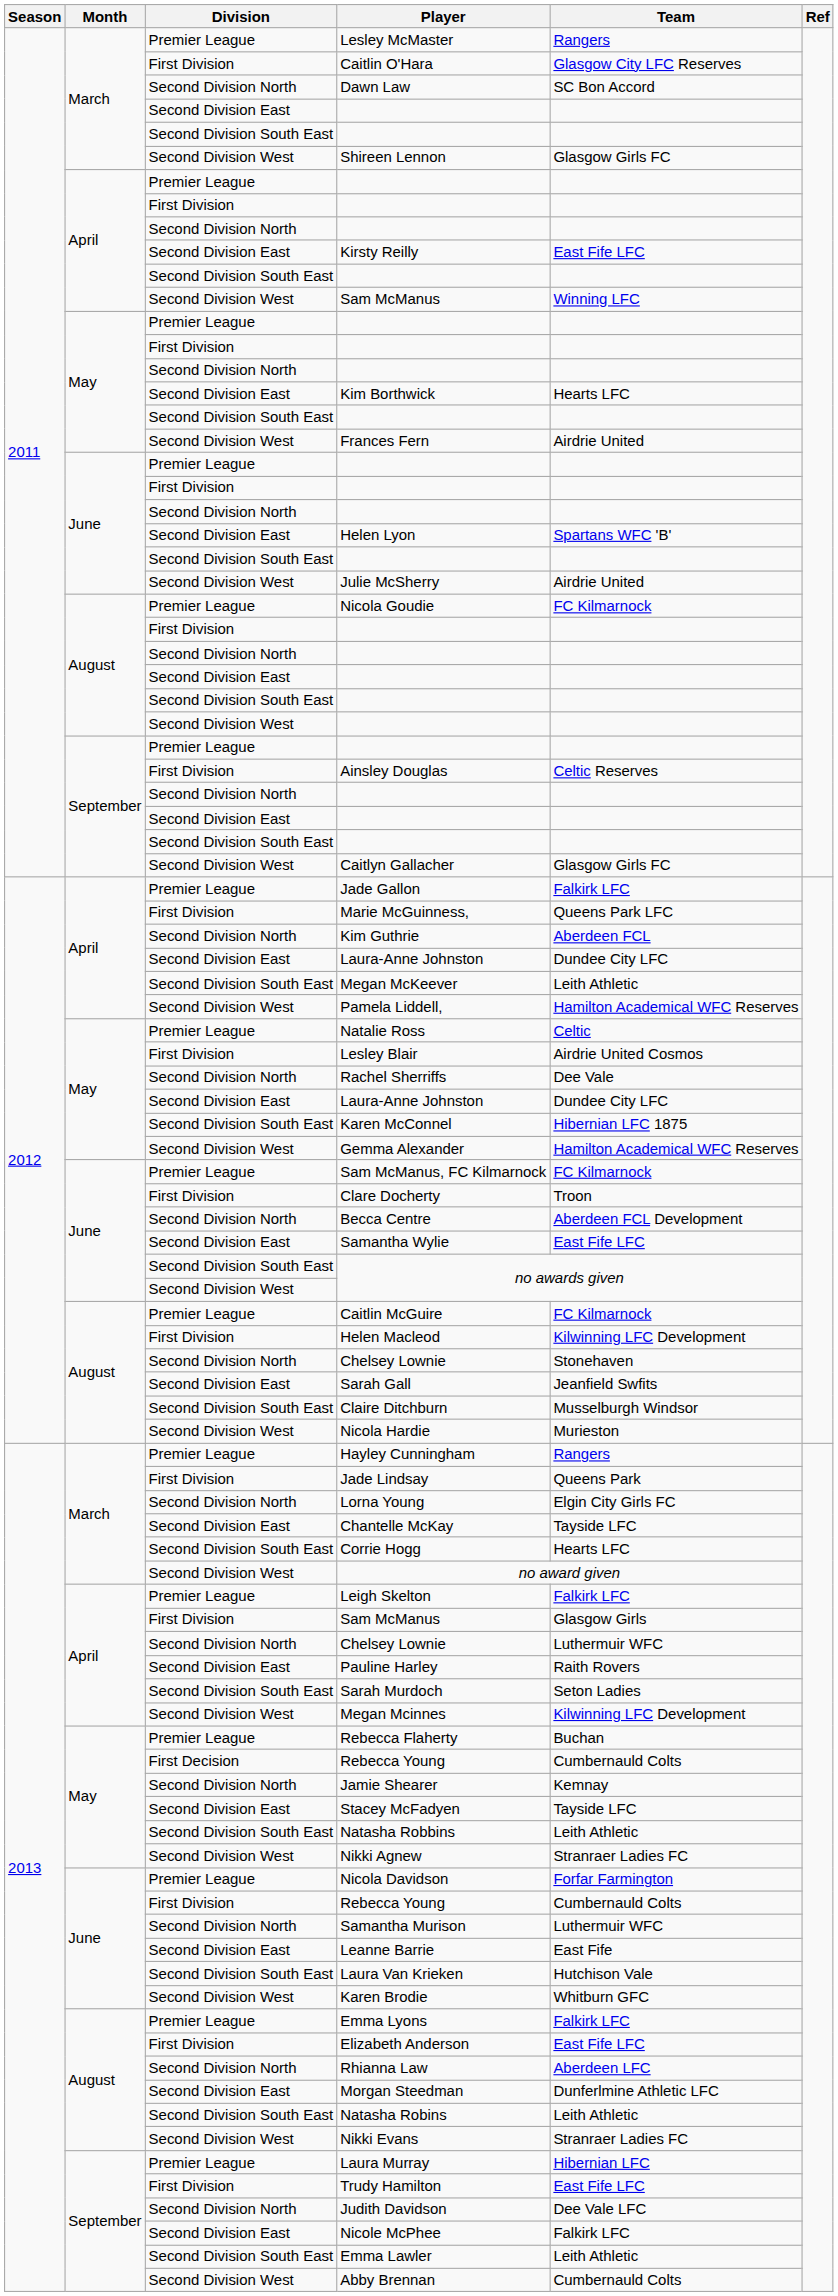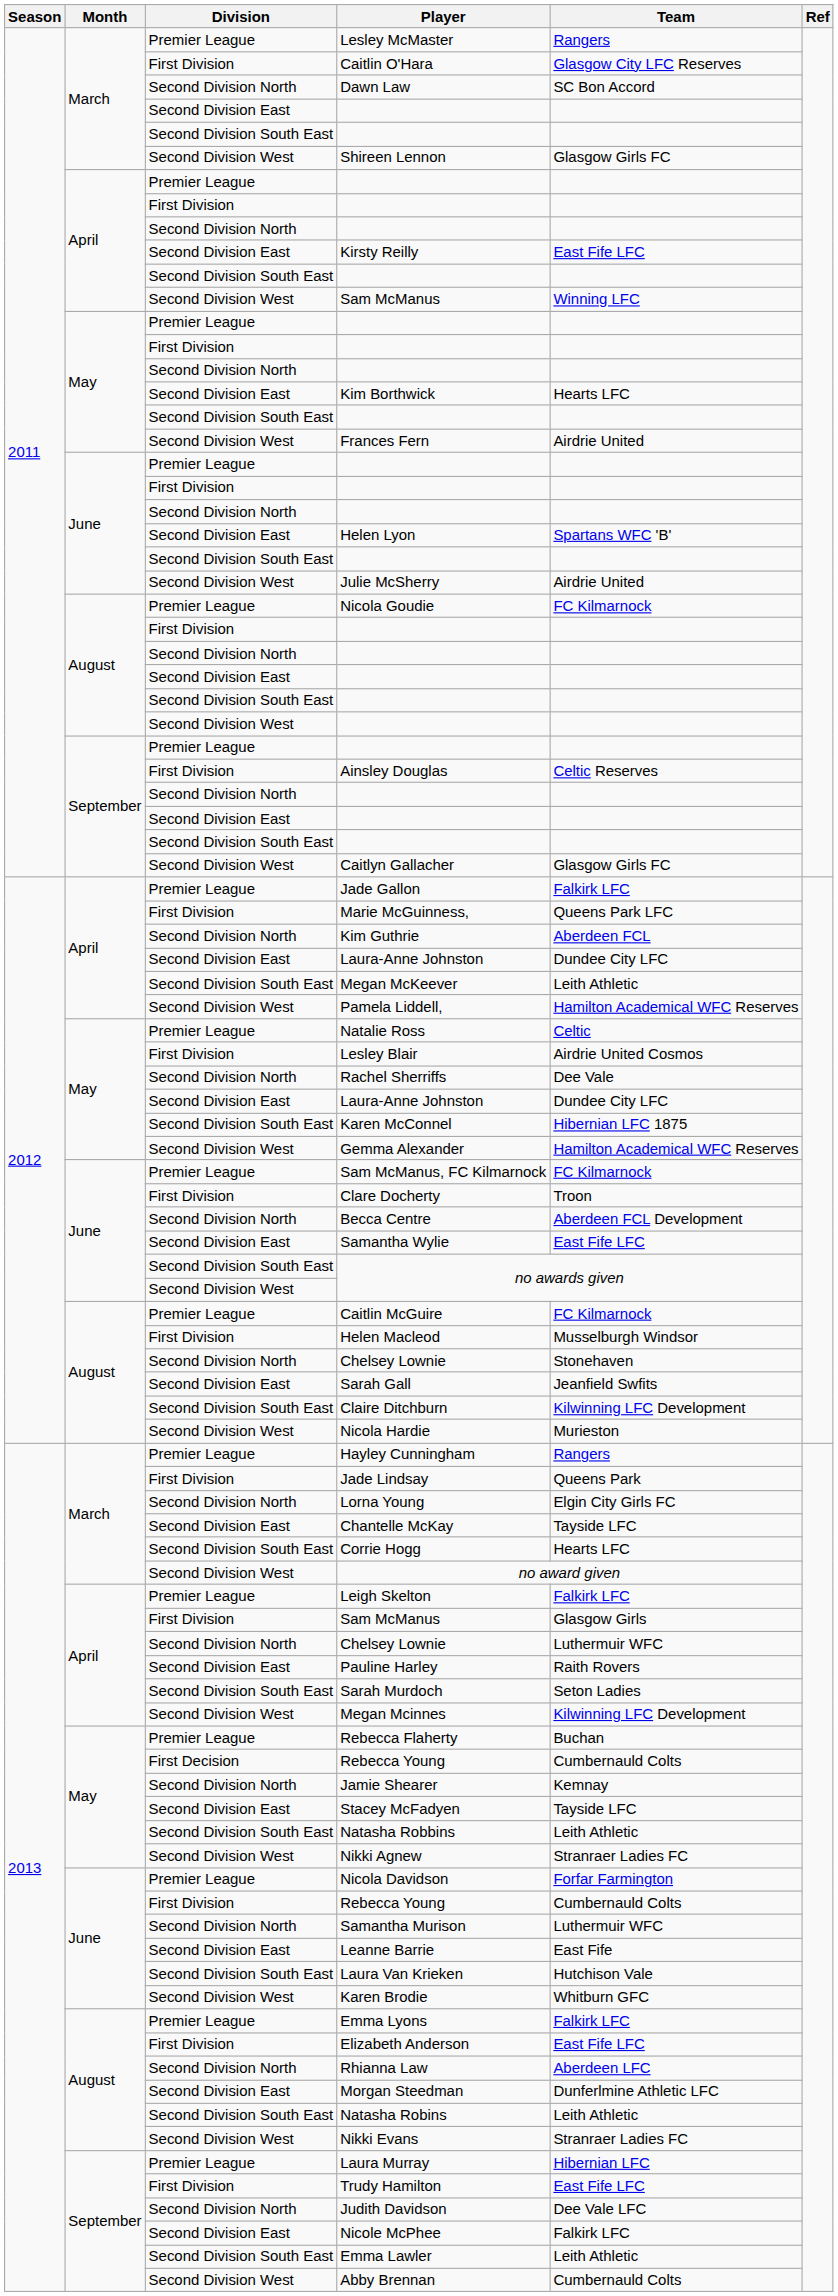(649, 1336) Kilwinning LFC Development -> (626, 1336) Musselburgh Windsor
(626, 1407) Musselburgh Windsor -> (649, 1407) Kilwinning LFC Development
